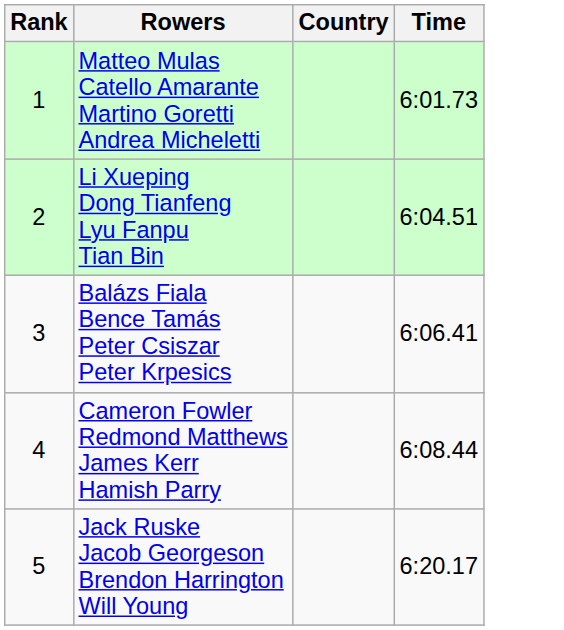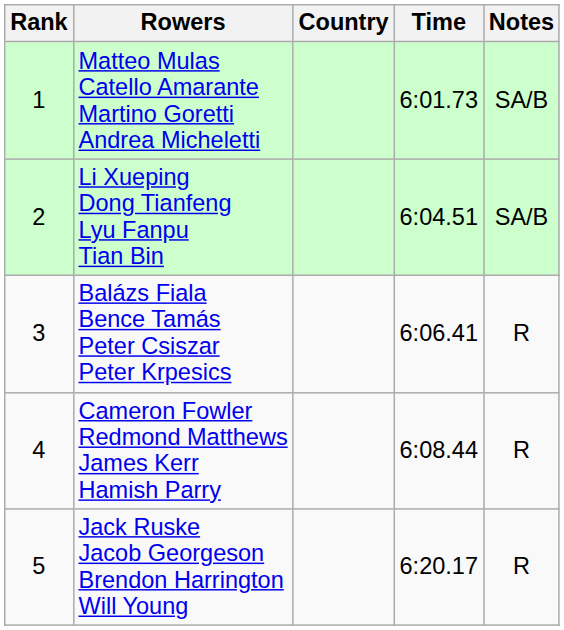+ column: (522, 23)
